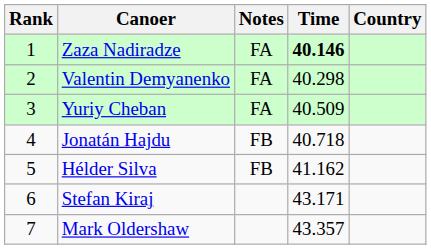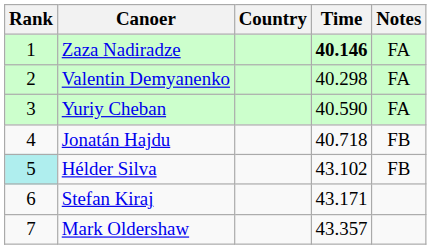columns swapped: (387, 19) <-> (261, 19)
(318, 109) 40.509 -> (342, 109) 40.590
(31, 169) no background -> (31, 169) paleturquoise background
(318, 169) 41.162 -> (342, 169) 43.102
